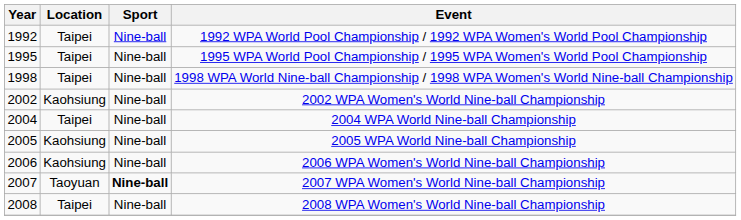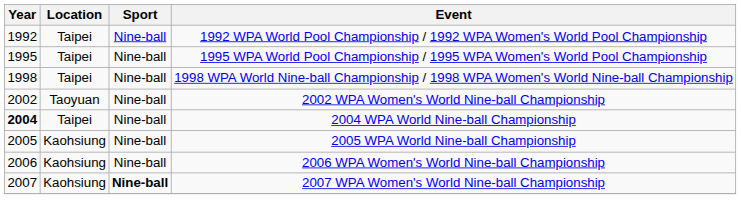(75, 99) Kaohsiung -> (75, 99) Taoyuan
(22, 120) normal -> (22, 120) bold
(75, 183) Taoyuan -> (75, 183) Kaohsiung
- row: (454, 204)
